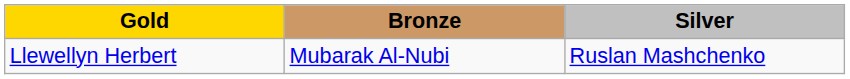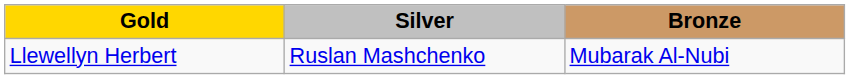columns swapped: (705, 21) <-> (425, 21)
